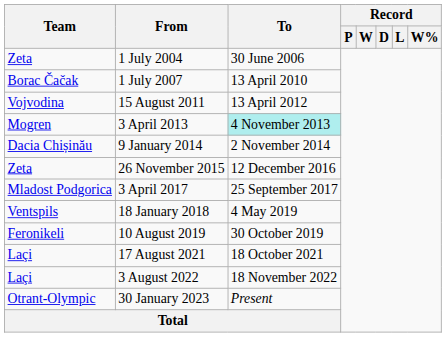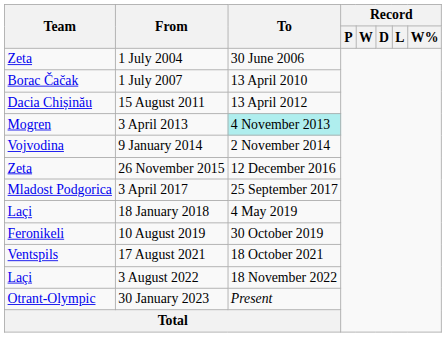(36, 102) Vojvodina -> (50, 102) Dacia Chișinău
(50, 146) Dacia Chișinău -> (36, 146) Vojvodina
(33, 211) Ventspils -> (20, 211) Laçi
(20, 255) Laçi -> (33, 255) Ventspils
